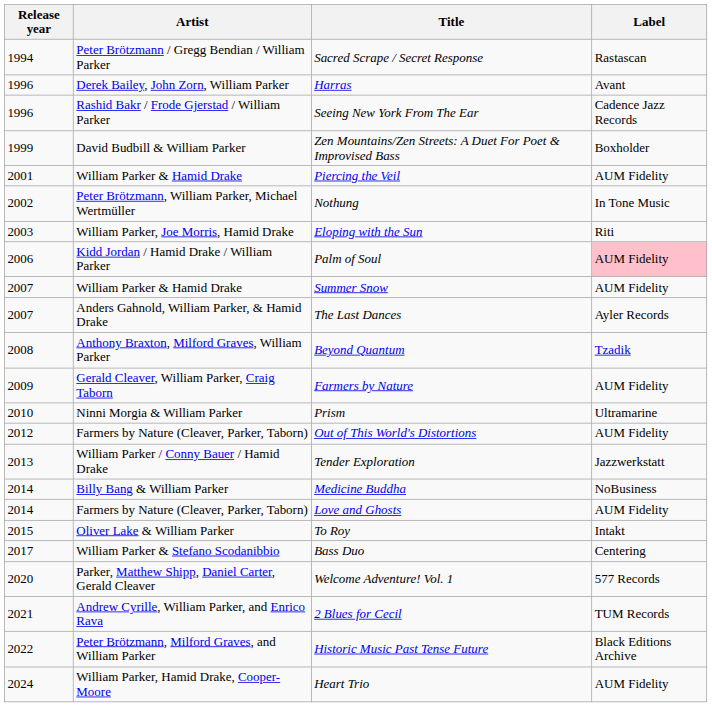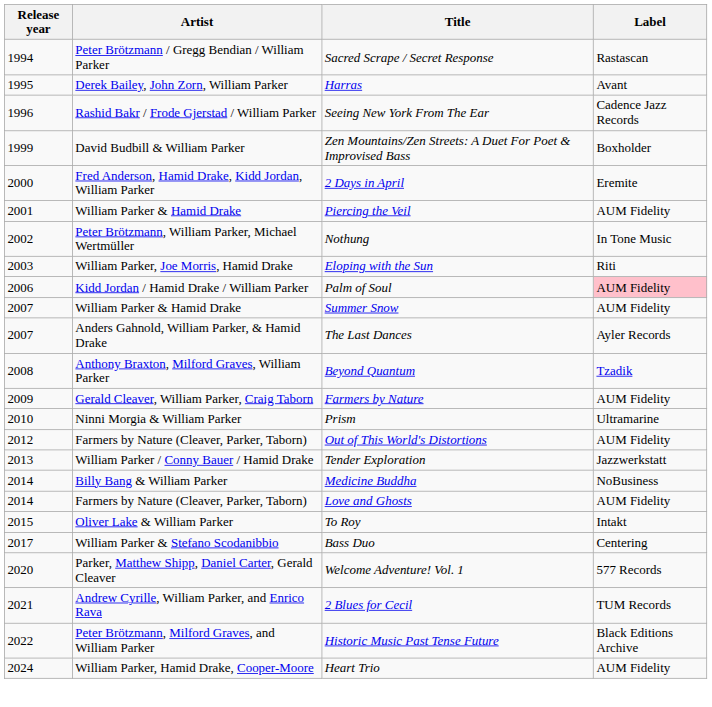(20, 85) 1996 -> (20, 85) 1995
+ row: (364, 183)
